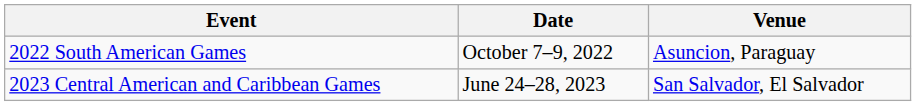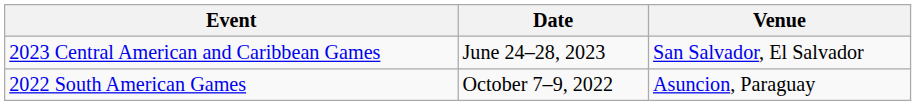rows swapped: (128, 52) <-> (195, 84)
